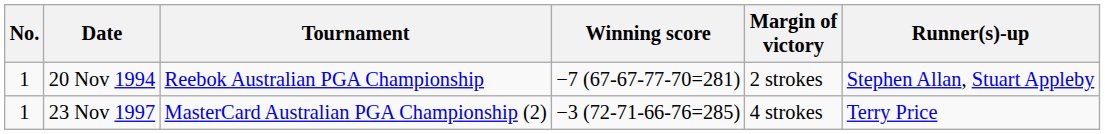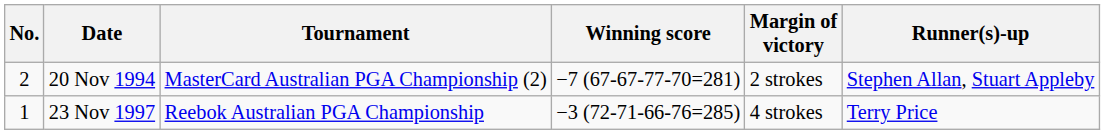(24, 79) 1 -> (24, 79) 2
(324, 79) Reebok Australian PGA Championship -> (356, 79) MasterCard Australian PGA Championship (2)
(356, 112) MasterCard Australian PGA Championship (2) -> (324, 112) Reebok Australian PGA Championship
